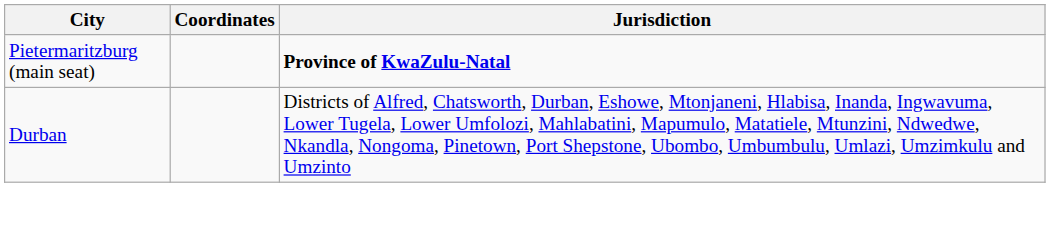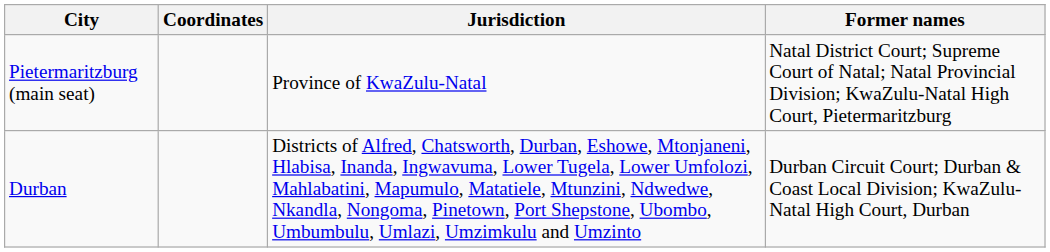+ column: (905, 19)
(397, 60) bold -> (379, 82) normal
